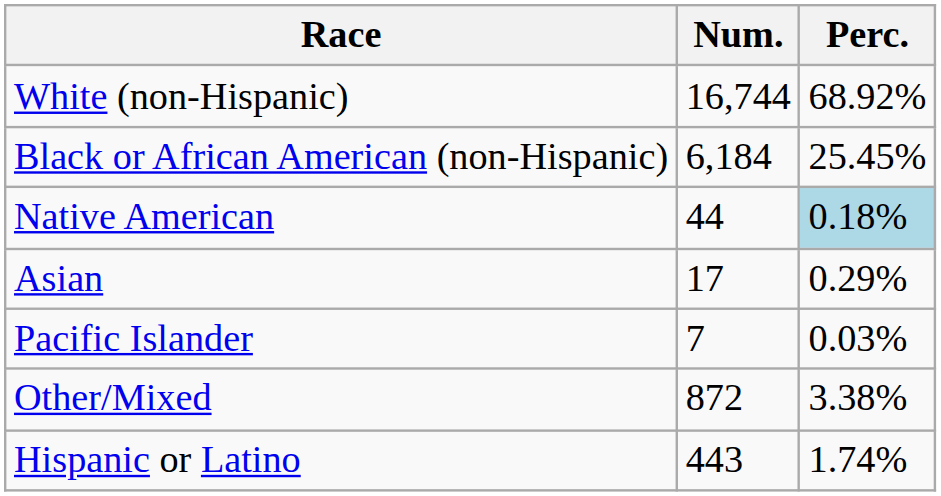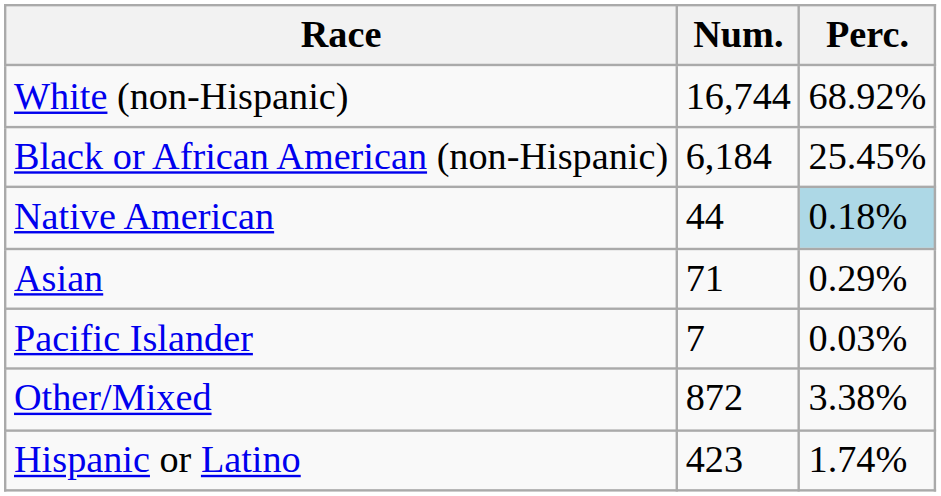(705, 277) 17 -> (705, 277) 71
(714, 459) 443 -> (714, 459) 423
